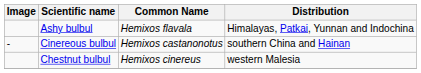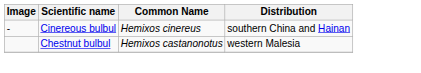- row: (66, 28)
(172, 44) Hemixos castanonotus -> (161, 28) Hemixos cinereus
(161, 60) Hemixos cinereus -> (172, 44) Hemixos castanonotus
